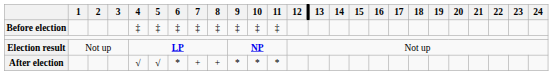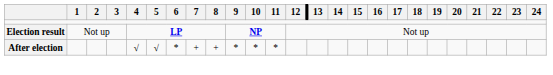- row: (36, 27)
